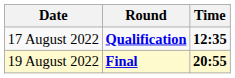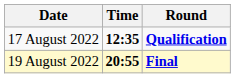columns swapped: (210, 15) <-> (146, 15)
